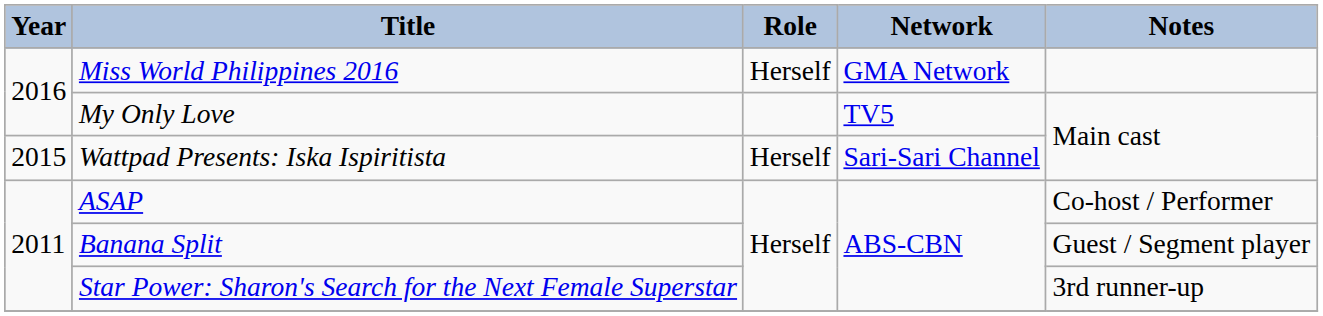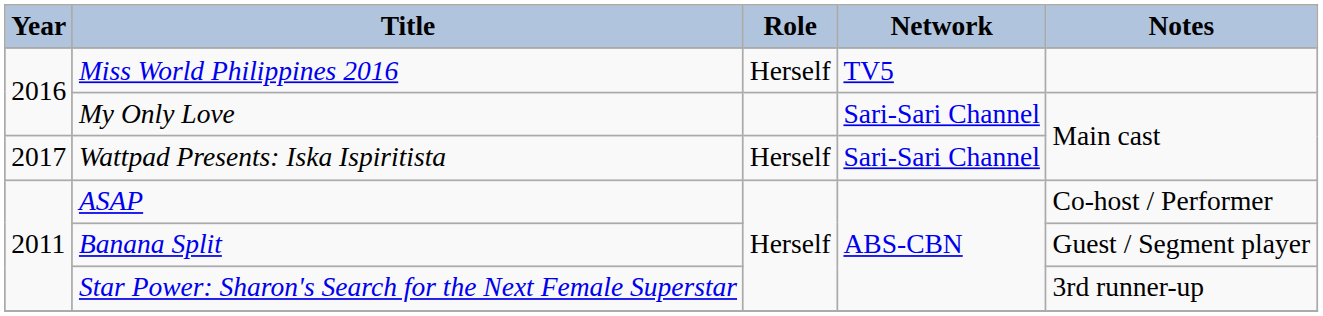(926, 69) GMA Network -> (869, 69) TV5
(869, 113) TV5 -> (942, 113) Sari-Sari Channel
(39, 157) 2015 -> (39, 157) 2017
